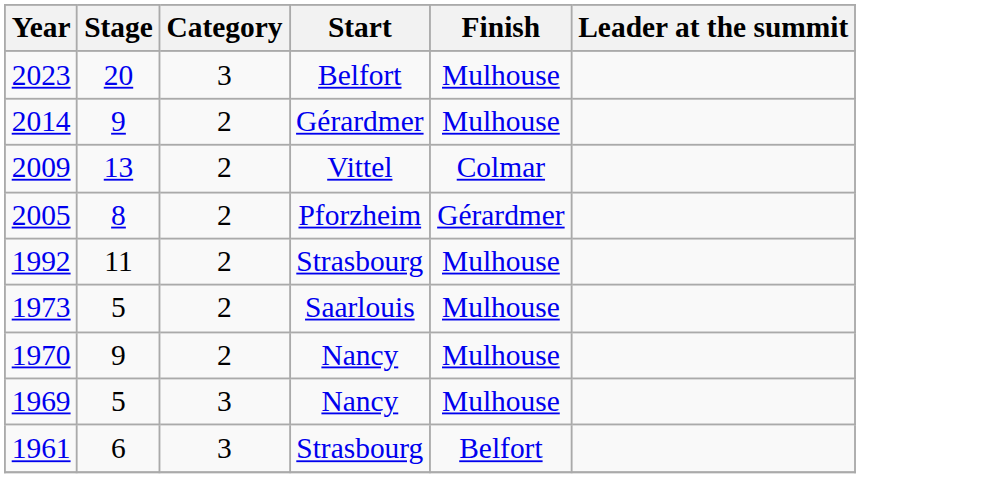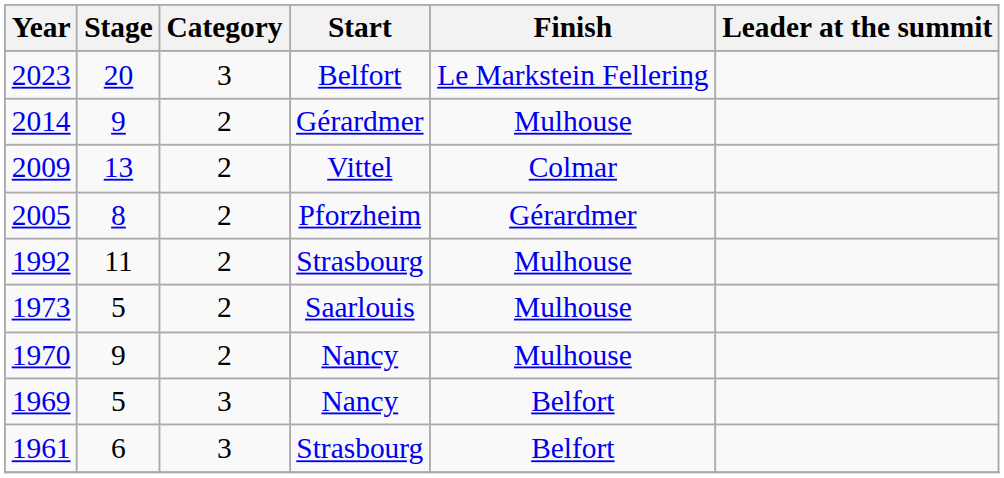(501, 74) Mulhouse -> (573, 74) Le Markstein Fellering
(501, 401) Mulhouse -> (573, 401) Belfort
